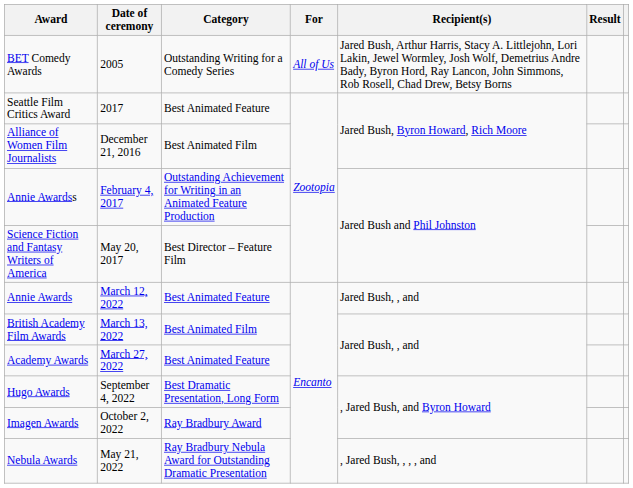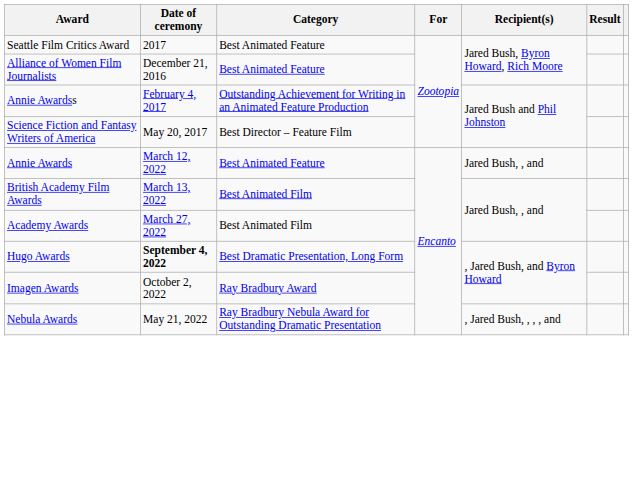- row: (39, 64)
(210, 146) Best Animated Film -> (272, 69) Best Animated Feature
(217, 360) Best Animated Feature -> (266, 225) Best Animated Film
(125, 391) normal -> (175, 256) bold
